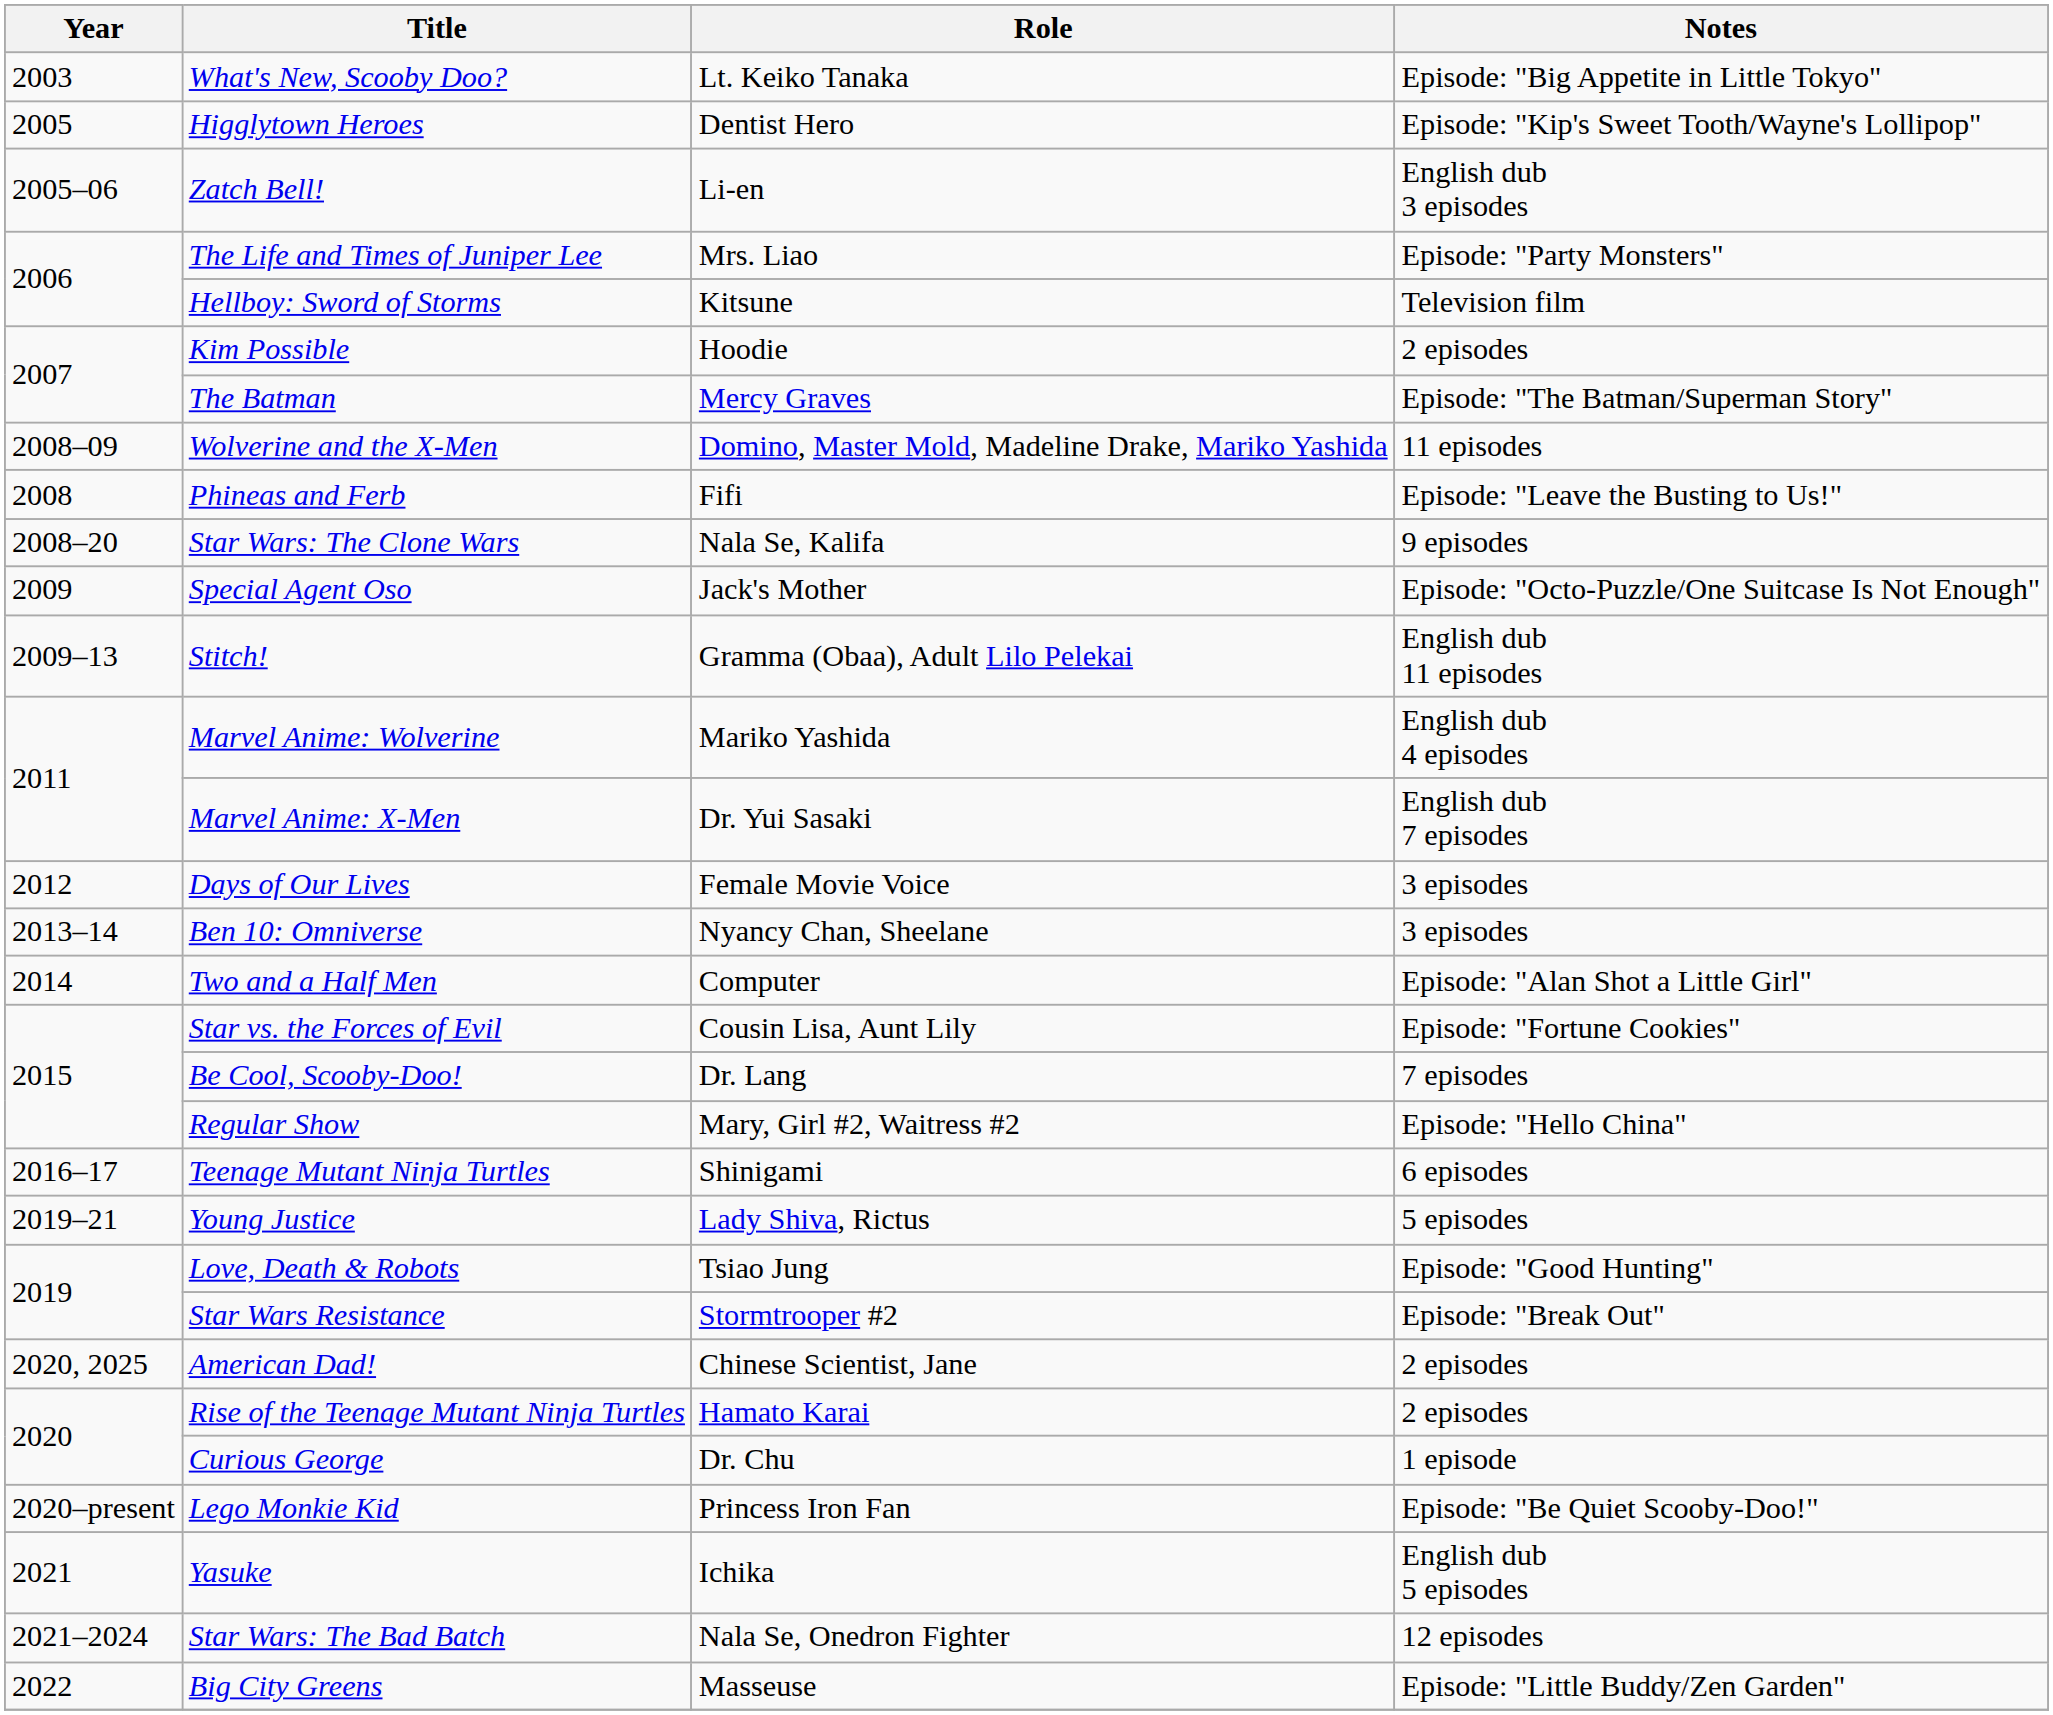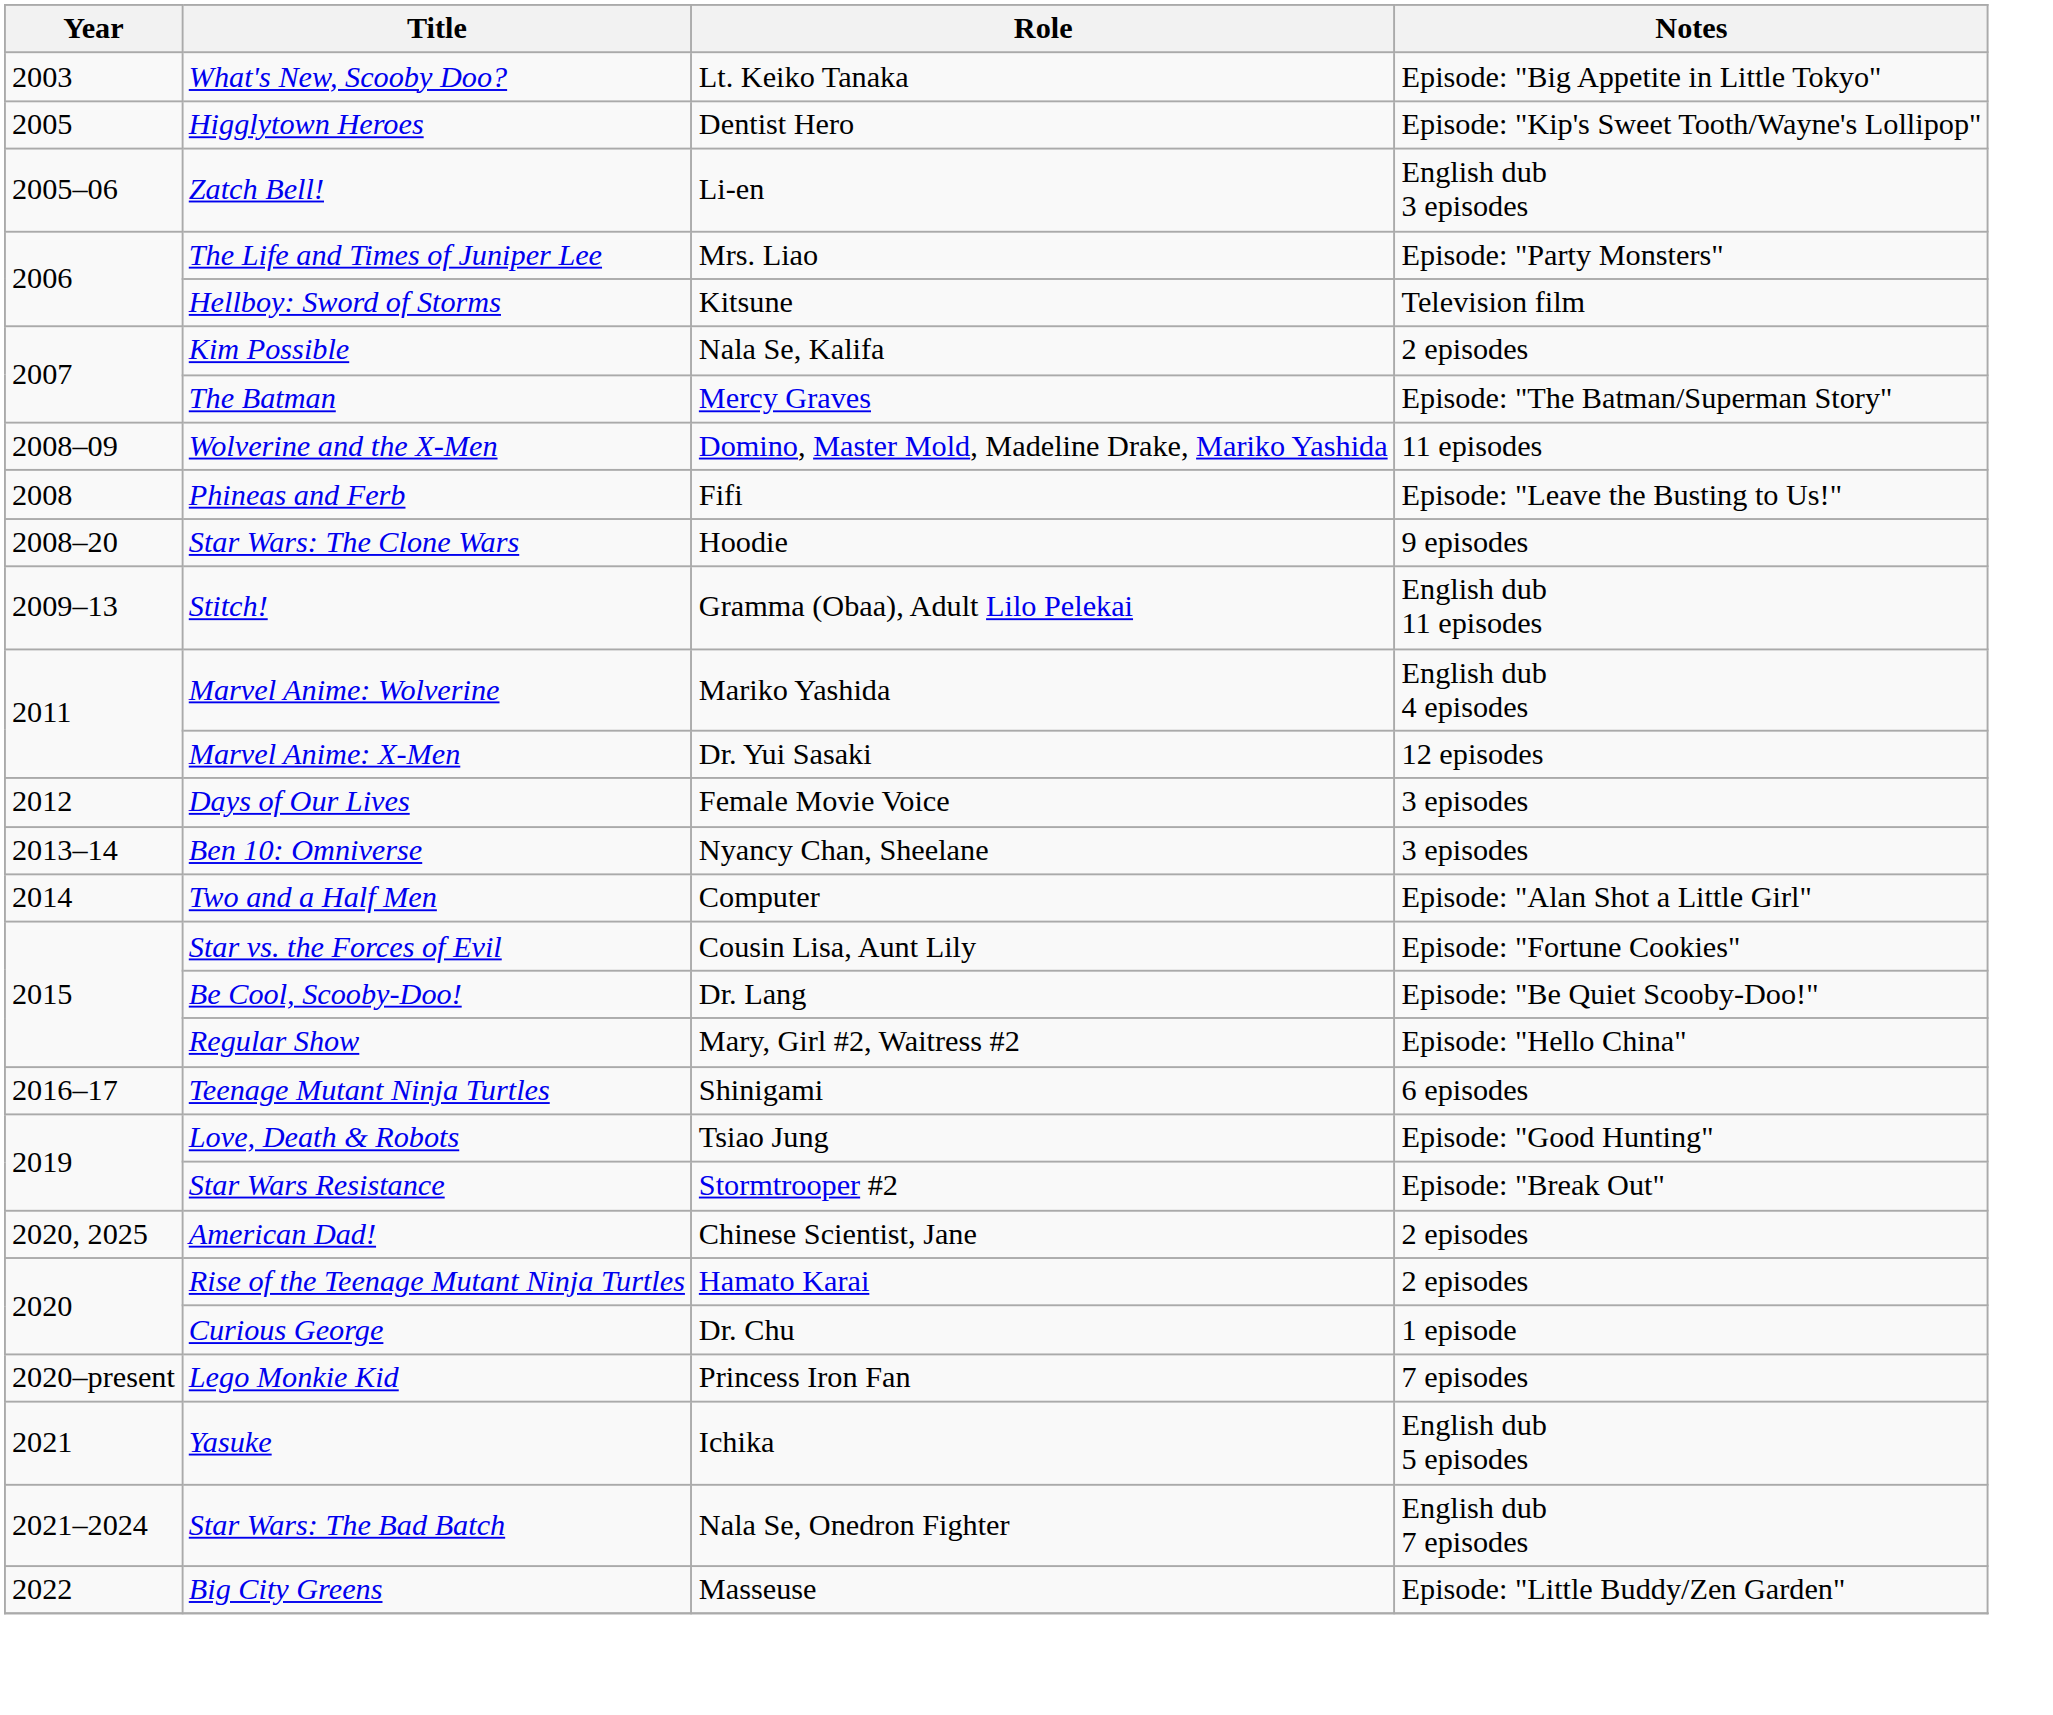(743, 350) Hoodie -> (792, 350) Nala Se, Kalifa
(792, 542) Nala Se, Kalifa -> (743, 542) Hoodie
- row: (300, 590)
(1474, 818) English dub 7 episodes -> (1473, 754) 12 episodes
(1465, 1075) 7 episodes -> (1610, 993) Episode: "Be Quiet Scooby-Doo!"
- row: (272, 1219)
(1610, 1507) Episode: "Be Quiet Scooby-Doo!" -> (1465, 1377) 7 episodes
(1473, 1637) 12 episodes -> (1474, 1524) English dub 7 episodes
